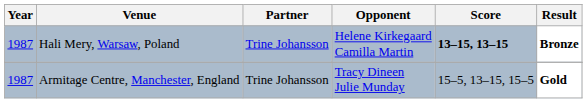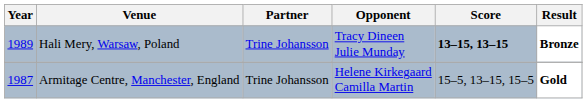(20, 44) 1987 -> (20, 44) 1989
(383, 44) Helene Kirkegaard Camilla Martin -> (370, 44) Tracy Dineen Julie Munday
(370, 80) Tracy Dineen Julie Munday -> (383, 80) Helene Kirkegaard Camilla Martin
